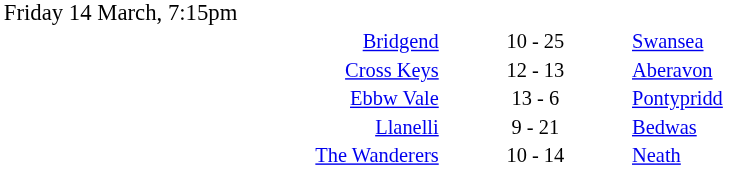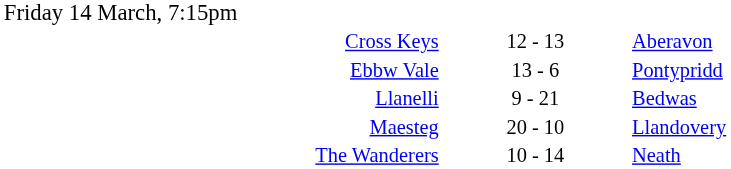- row: (401, 41)
+ row: (404, 126)
